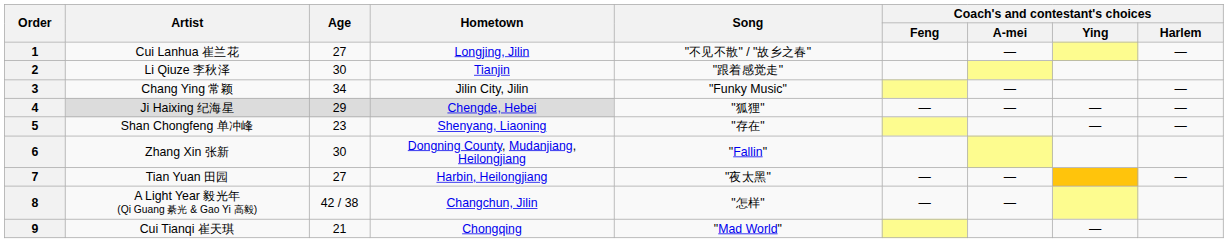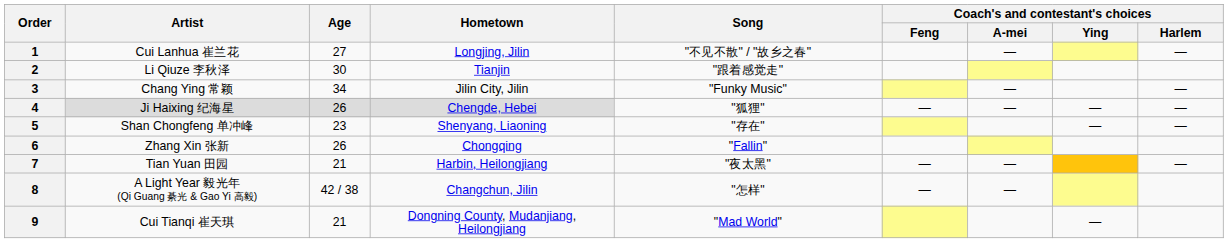(340, 108) 29 -> (340, 108) 26
(340, 152) 30 -> (340, 145) 26
(492, 152) Dongning County, Mudanjiang, Heilongjiang -> (492, 145) Chongqing
(340, 177) 27 -> (340, 164) 21
(492, 228) Chongqing -> (492, 222) Dongning County, Mudanjiang, Heilongjiang
